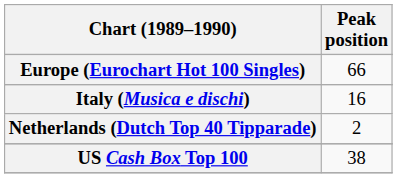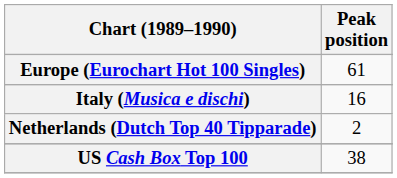(357, 69) 66 -> (357, 69) 61
